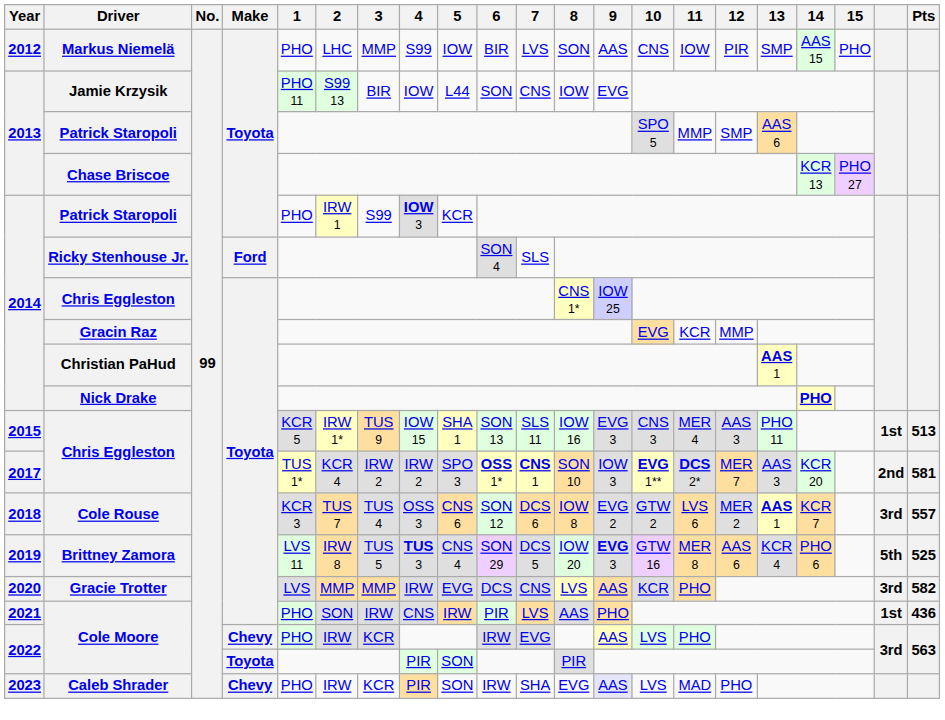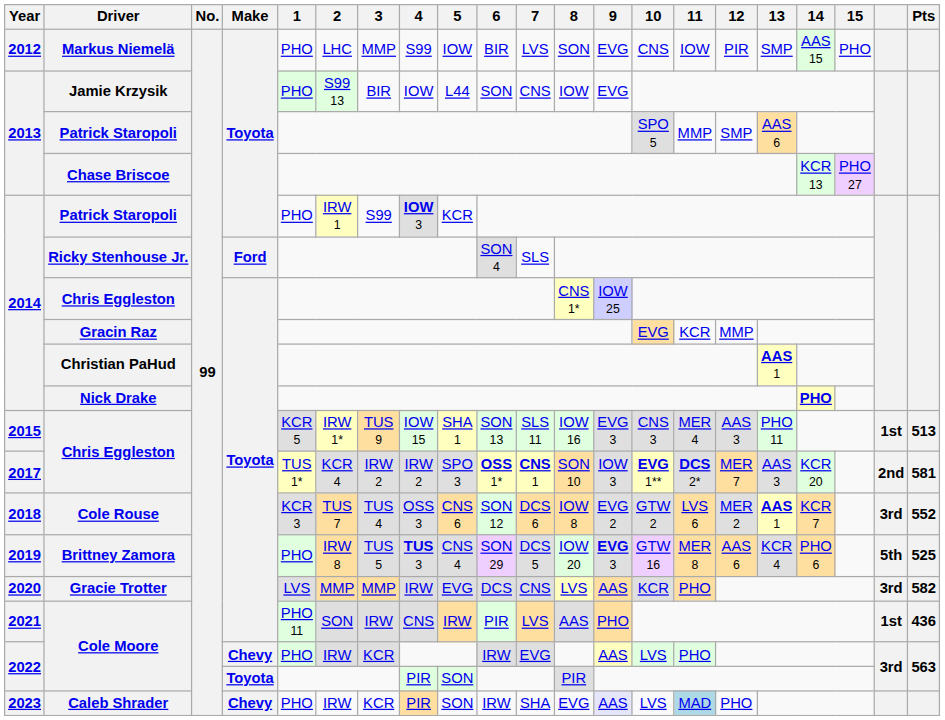(613, 50) AAS -> (613, 50) EVG
(297, 91) PHO 11 -> (297, 91) PHO
(924, 514) 557 -> (924, 514) 552
(297, 555) LVS 11 -> (297, 555) PHO
(297, 613) PHO -> (297, 621) PHO 11
(695, 686) no background -> (695, 703) lightblue background
